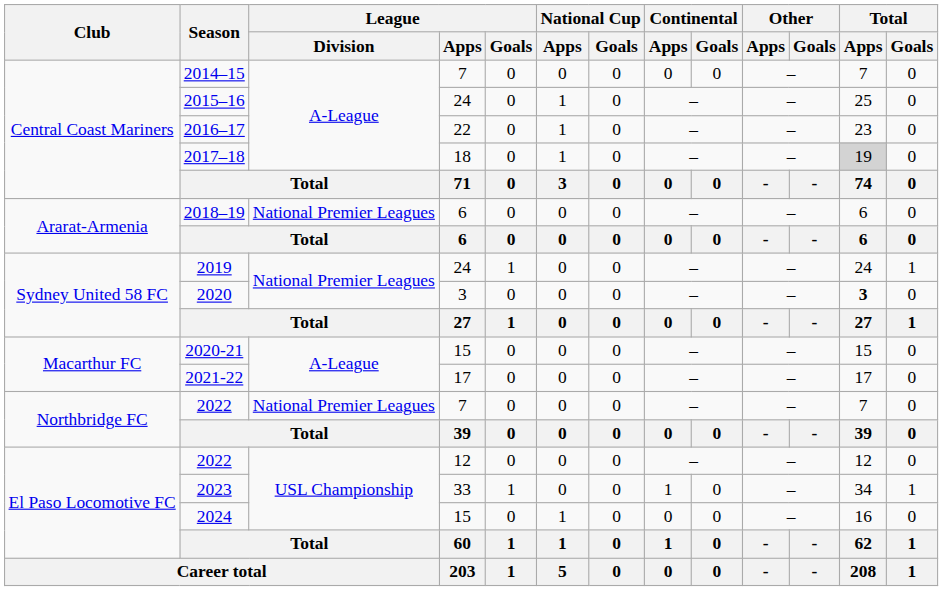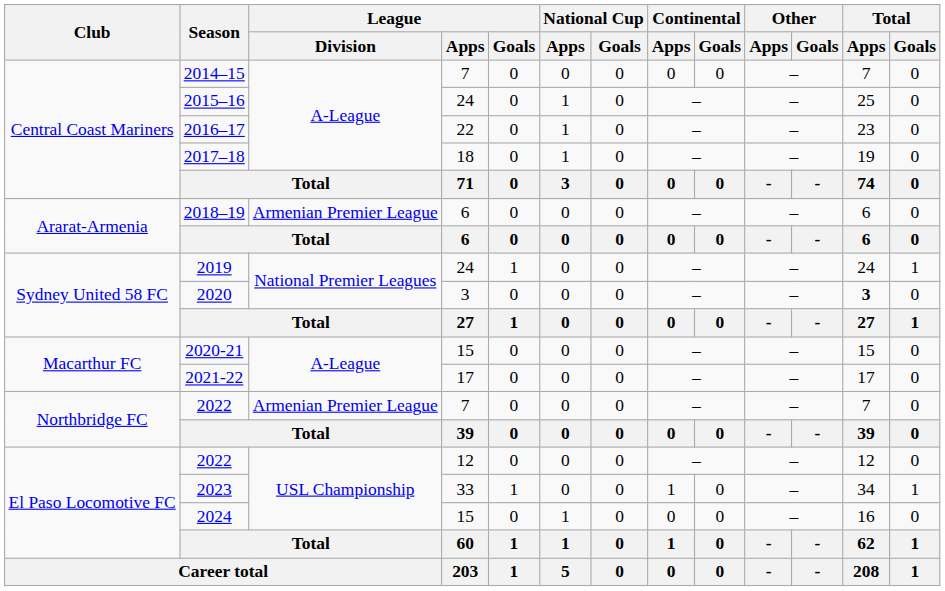(863, 156) lightgrey background -> (866, 156) no background
(344, 211) National Premier Leagues -> (345, 211) Armenian Premier League
(344, 405) National Premier Leagues -> (345, 405) Armenian Premier League
